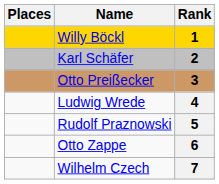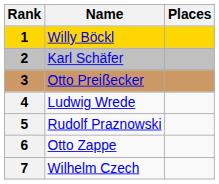columns swapped: (195, 15) <-> (29, 15)
